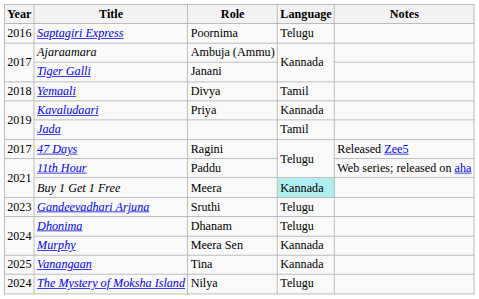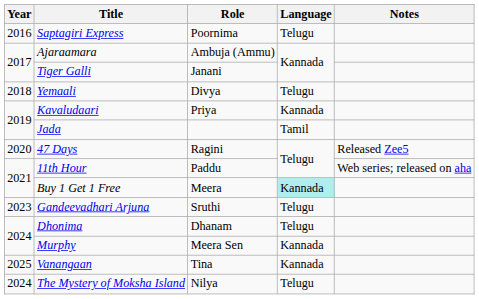(294, 91) Tamil -> (297, 91) Telugu
(19, 149) 2017 -> (19, 149) 2020
